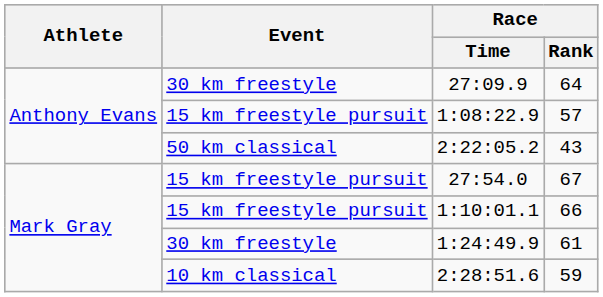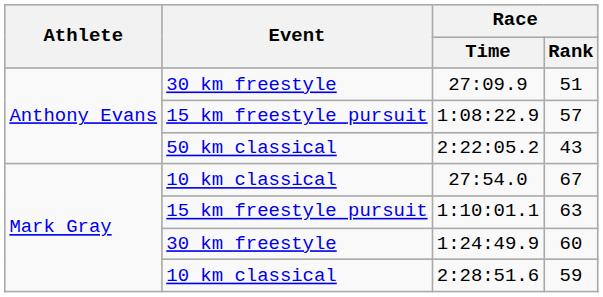(571, 84) 64 -> (571, 84) 51
(297, 180) 15 km freestyle pursuit -> (252, 180) 10 km classical
(571, 211) 66 -> (571, 211) 63
(571, 243) 61 -> (571, 243) 60
